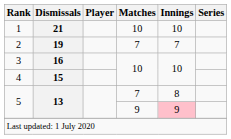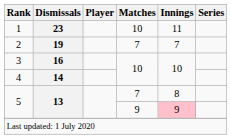(58, 28) 21 -> (58, 28) 23
(177, 28) 10 -> (177, 28) 11
(58, 77) 15 -> (58, 77) 14
